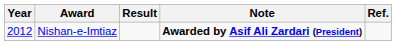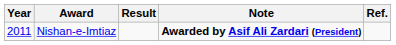(20, 31) 2012 -> (19, 31) 2011
